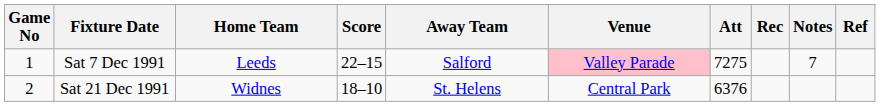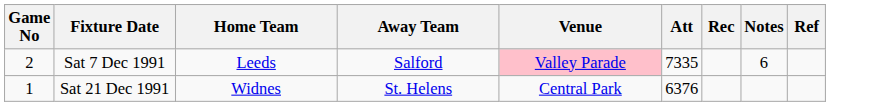- column: (362, 26)
(29, 62) 1 -> (29, 62) 2
(730, 62) 7275 -> (682, 62) 7335
(813, 62) 7 -> (764, 62) 6
(29, 88) 2 -> (29, 88) 1
